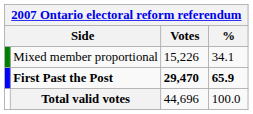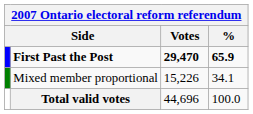rows swapped: (63, 78) <-> (86, 57)
